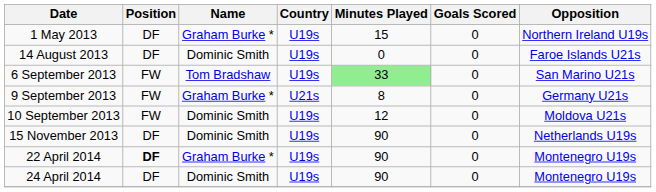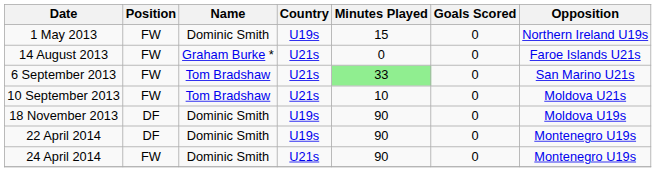(151, 34) DF -> (151, 34) FW
(228, 34) Graham Burke * -> (228, 34) Dominic Smith
(151, 55) DF -> (151, 55) FW
(228, 55) Dominic Smith -> (228, 55) Graham Burke *
(304, 55) U19s -> (304, 55) U21s
(304, 75) U19s -> (304, 75) U21s
- row: (64, 95)
(228, 116) Dominic Smith -> (228, 95) Tom Bradshaw
(304, 116) U19s -> (304, 95) U21s
(381, 116) 12 -> (381, 95) 10
- row: (64, 136)
+ row: (64, 116)
(151, 156) bold -> (151, 136) normal
(228, 156) Graham Burke * -> (228, 136) Dominic Smith
(151, 177) DF -> (151, 156) FW
(304, 177) U19s -> (304, 156) U21s
